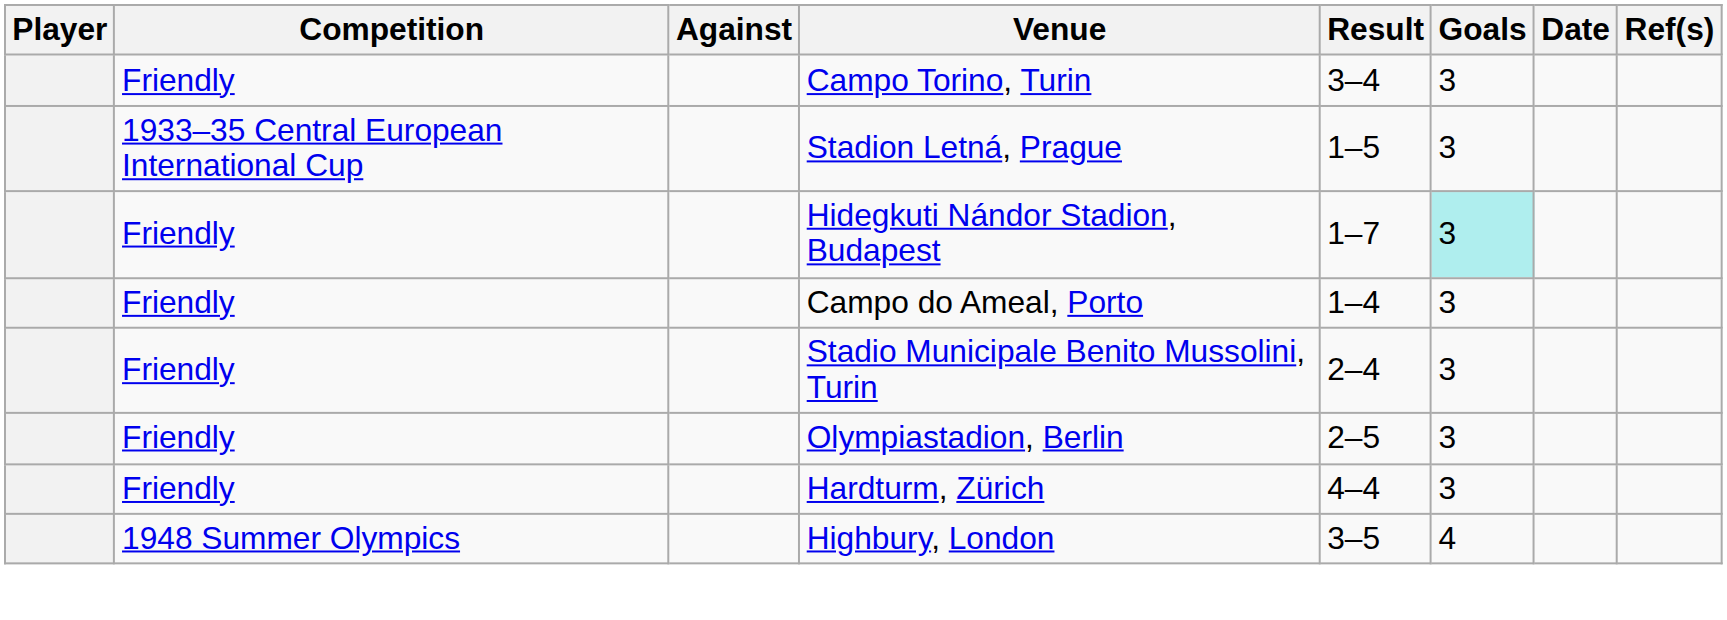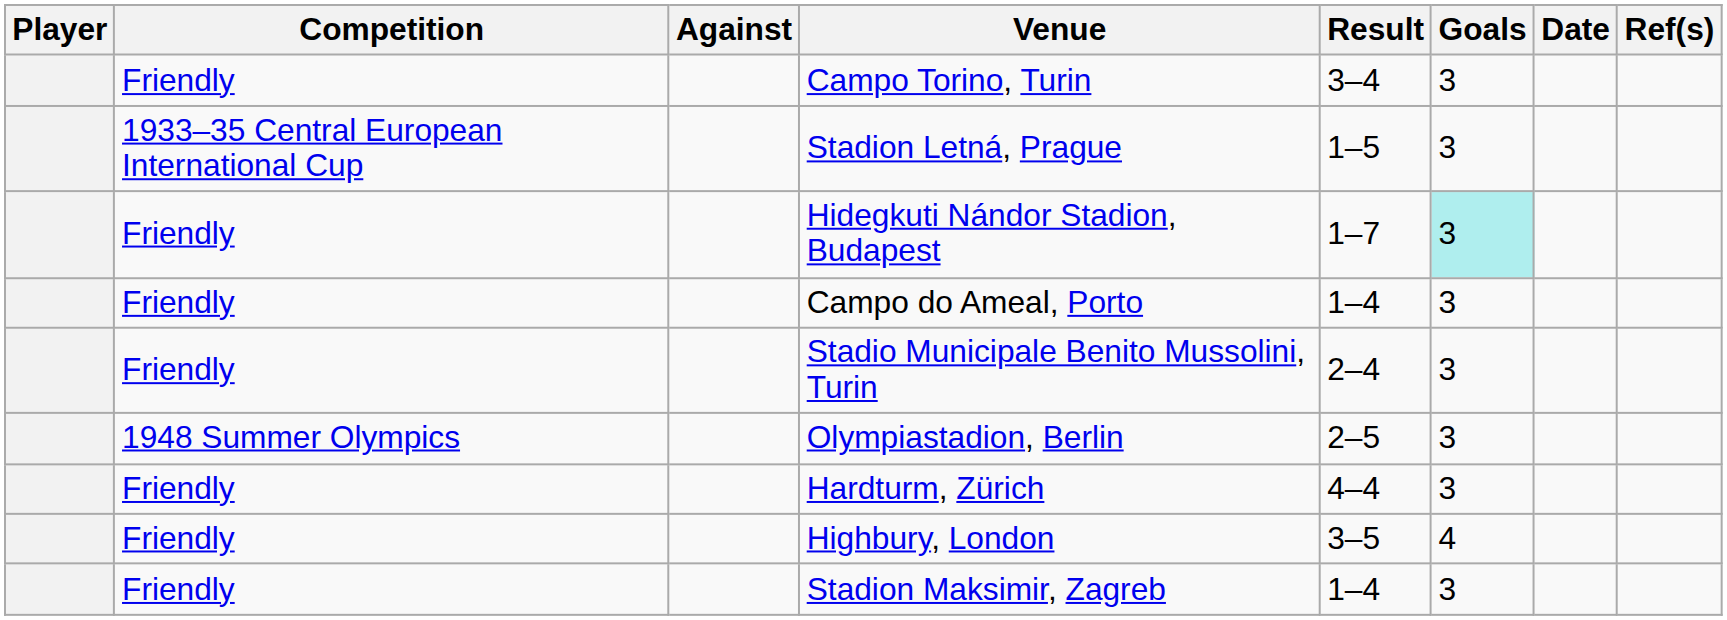(178, 437) Friendly -> (291, 437) 1948 Summer Olympics
(291, 538) 1948 Summer Olympics -> (178, 538) Friendly
+ row: (986, 588)
